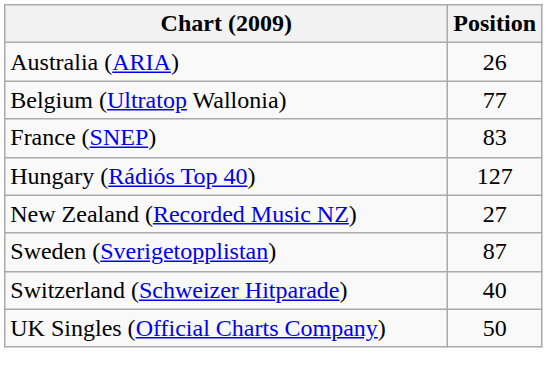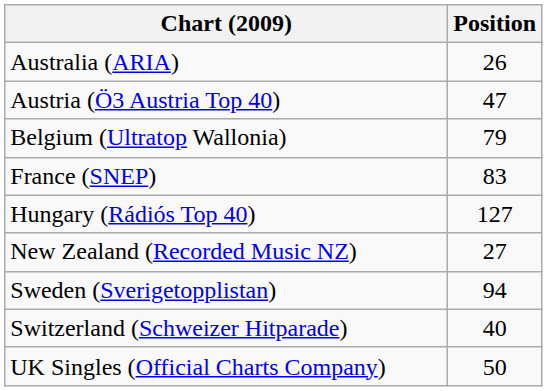+ row: (145, 99)
(495, 99) 77 -> (495, 137) 79
(495, 251) 87 -> (495, 289) 94
